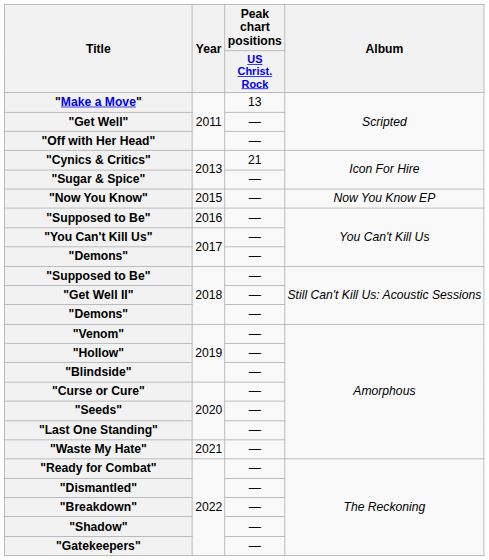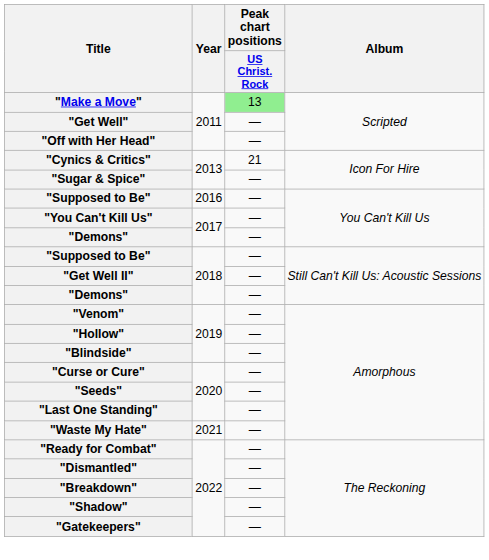(255, 102) no background -> (255, 102) lightgreen background
- row: (98, 198)
